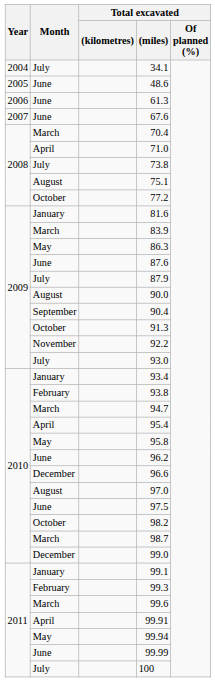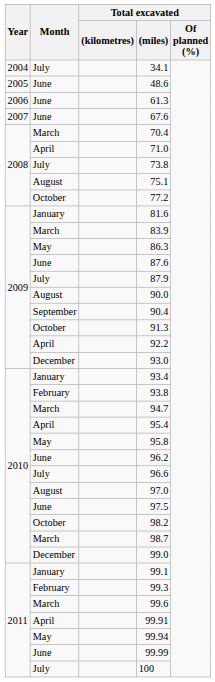(54, 344) November -> (44, 344) April
(41, 360) July -> (54, 360) December
(54, 474) December -> (41, 474) July
